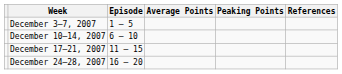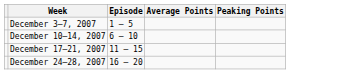- column: (312, 11)
